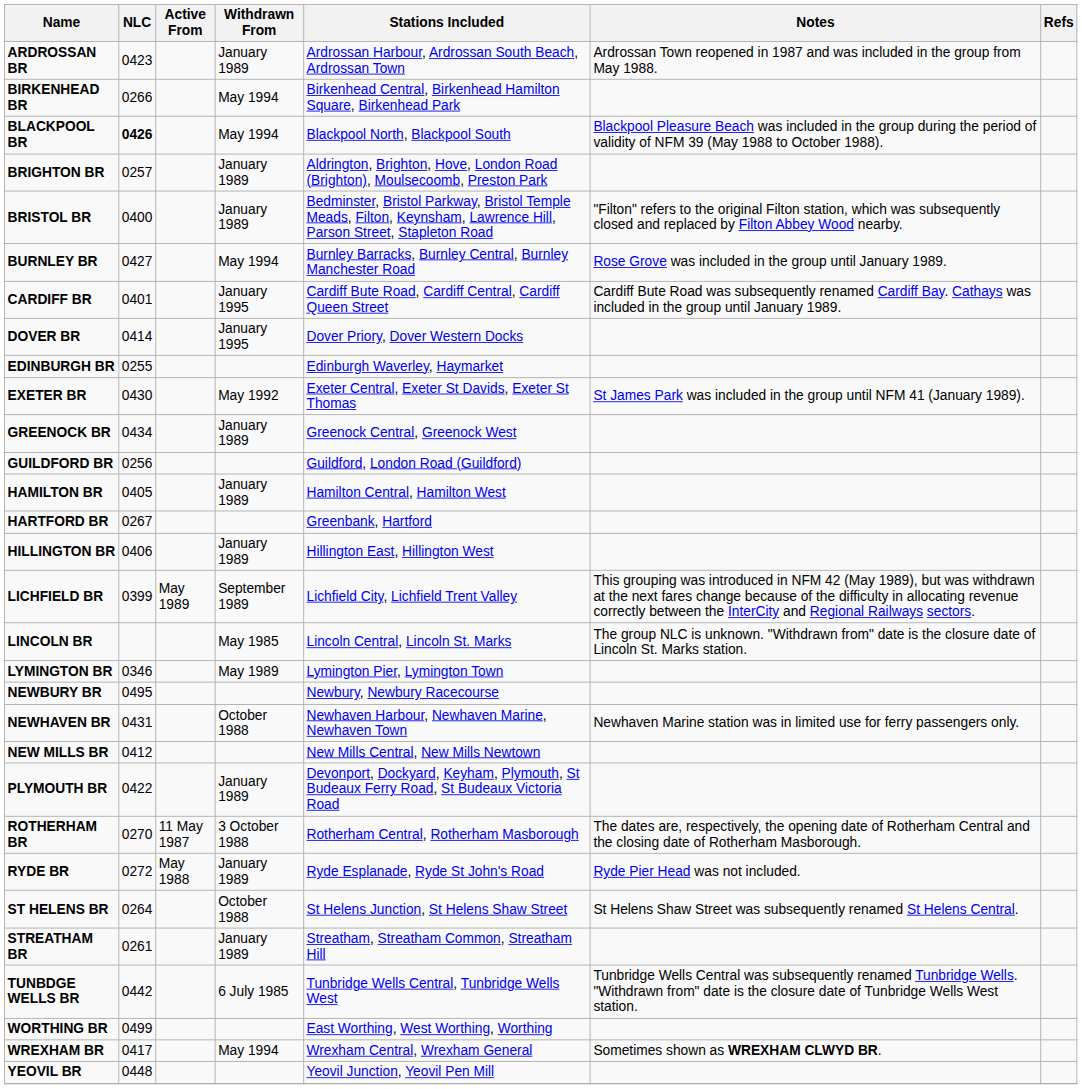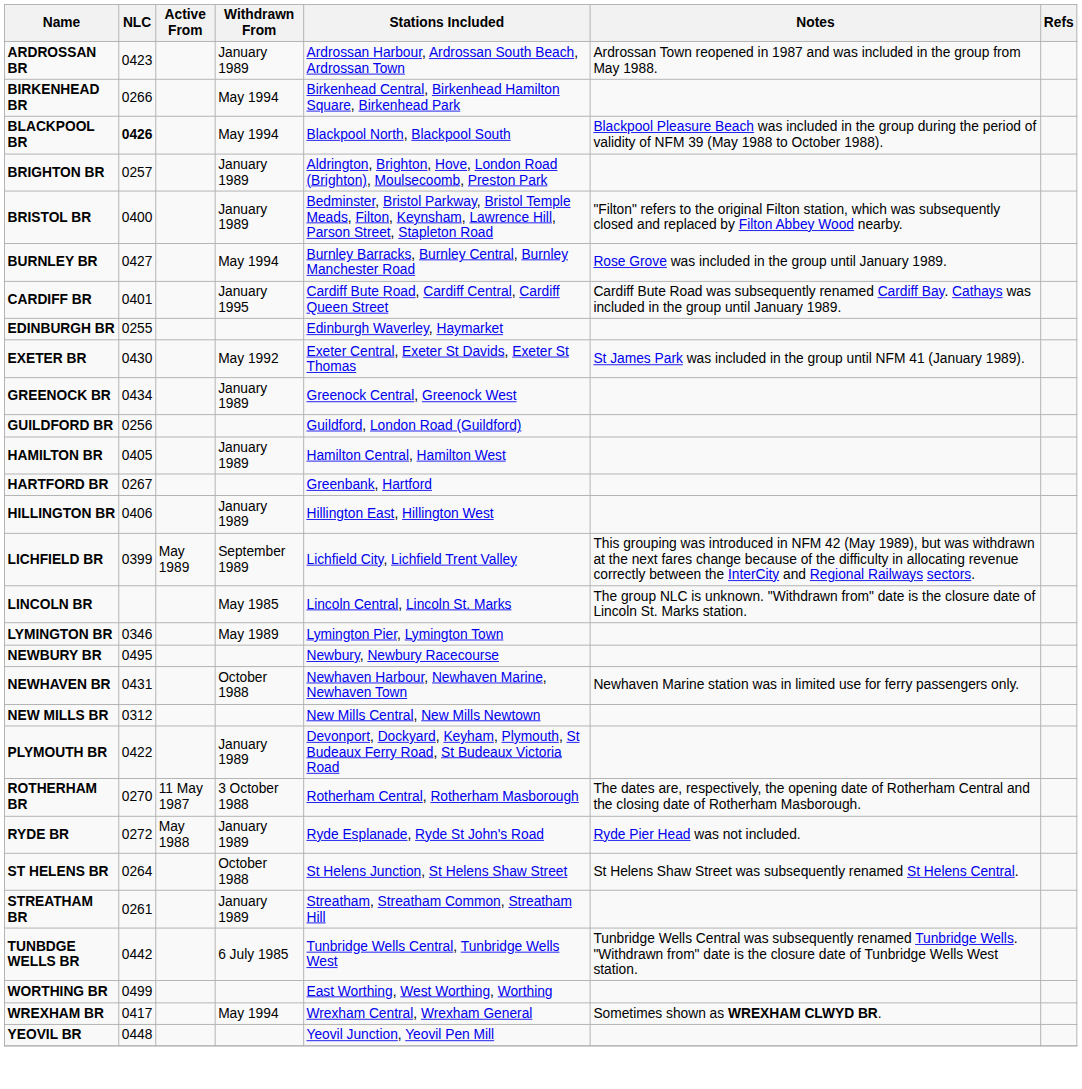- row: (44, 337)
(137, 752) 0412 -> (137, 715) 0312
